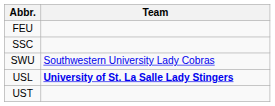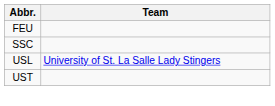- row: (23, 61)
(138, 77) bold -> (132, 61) normal
